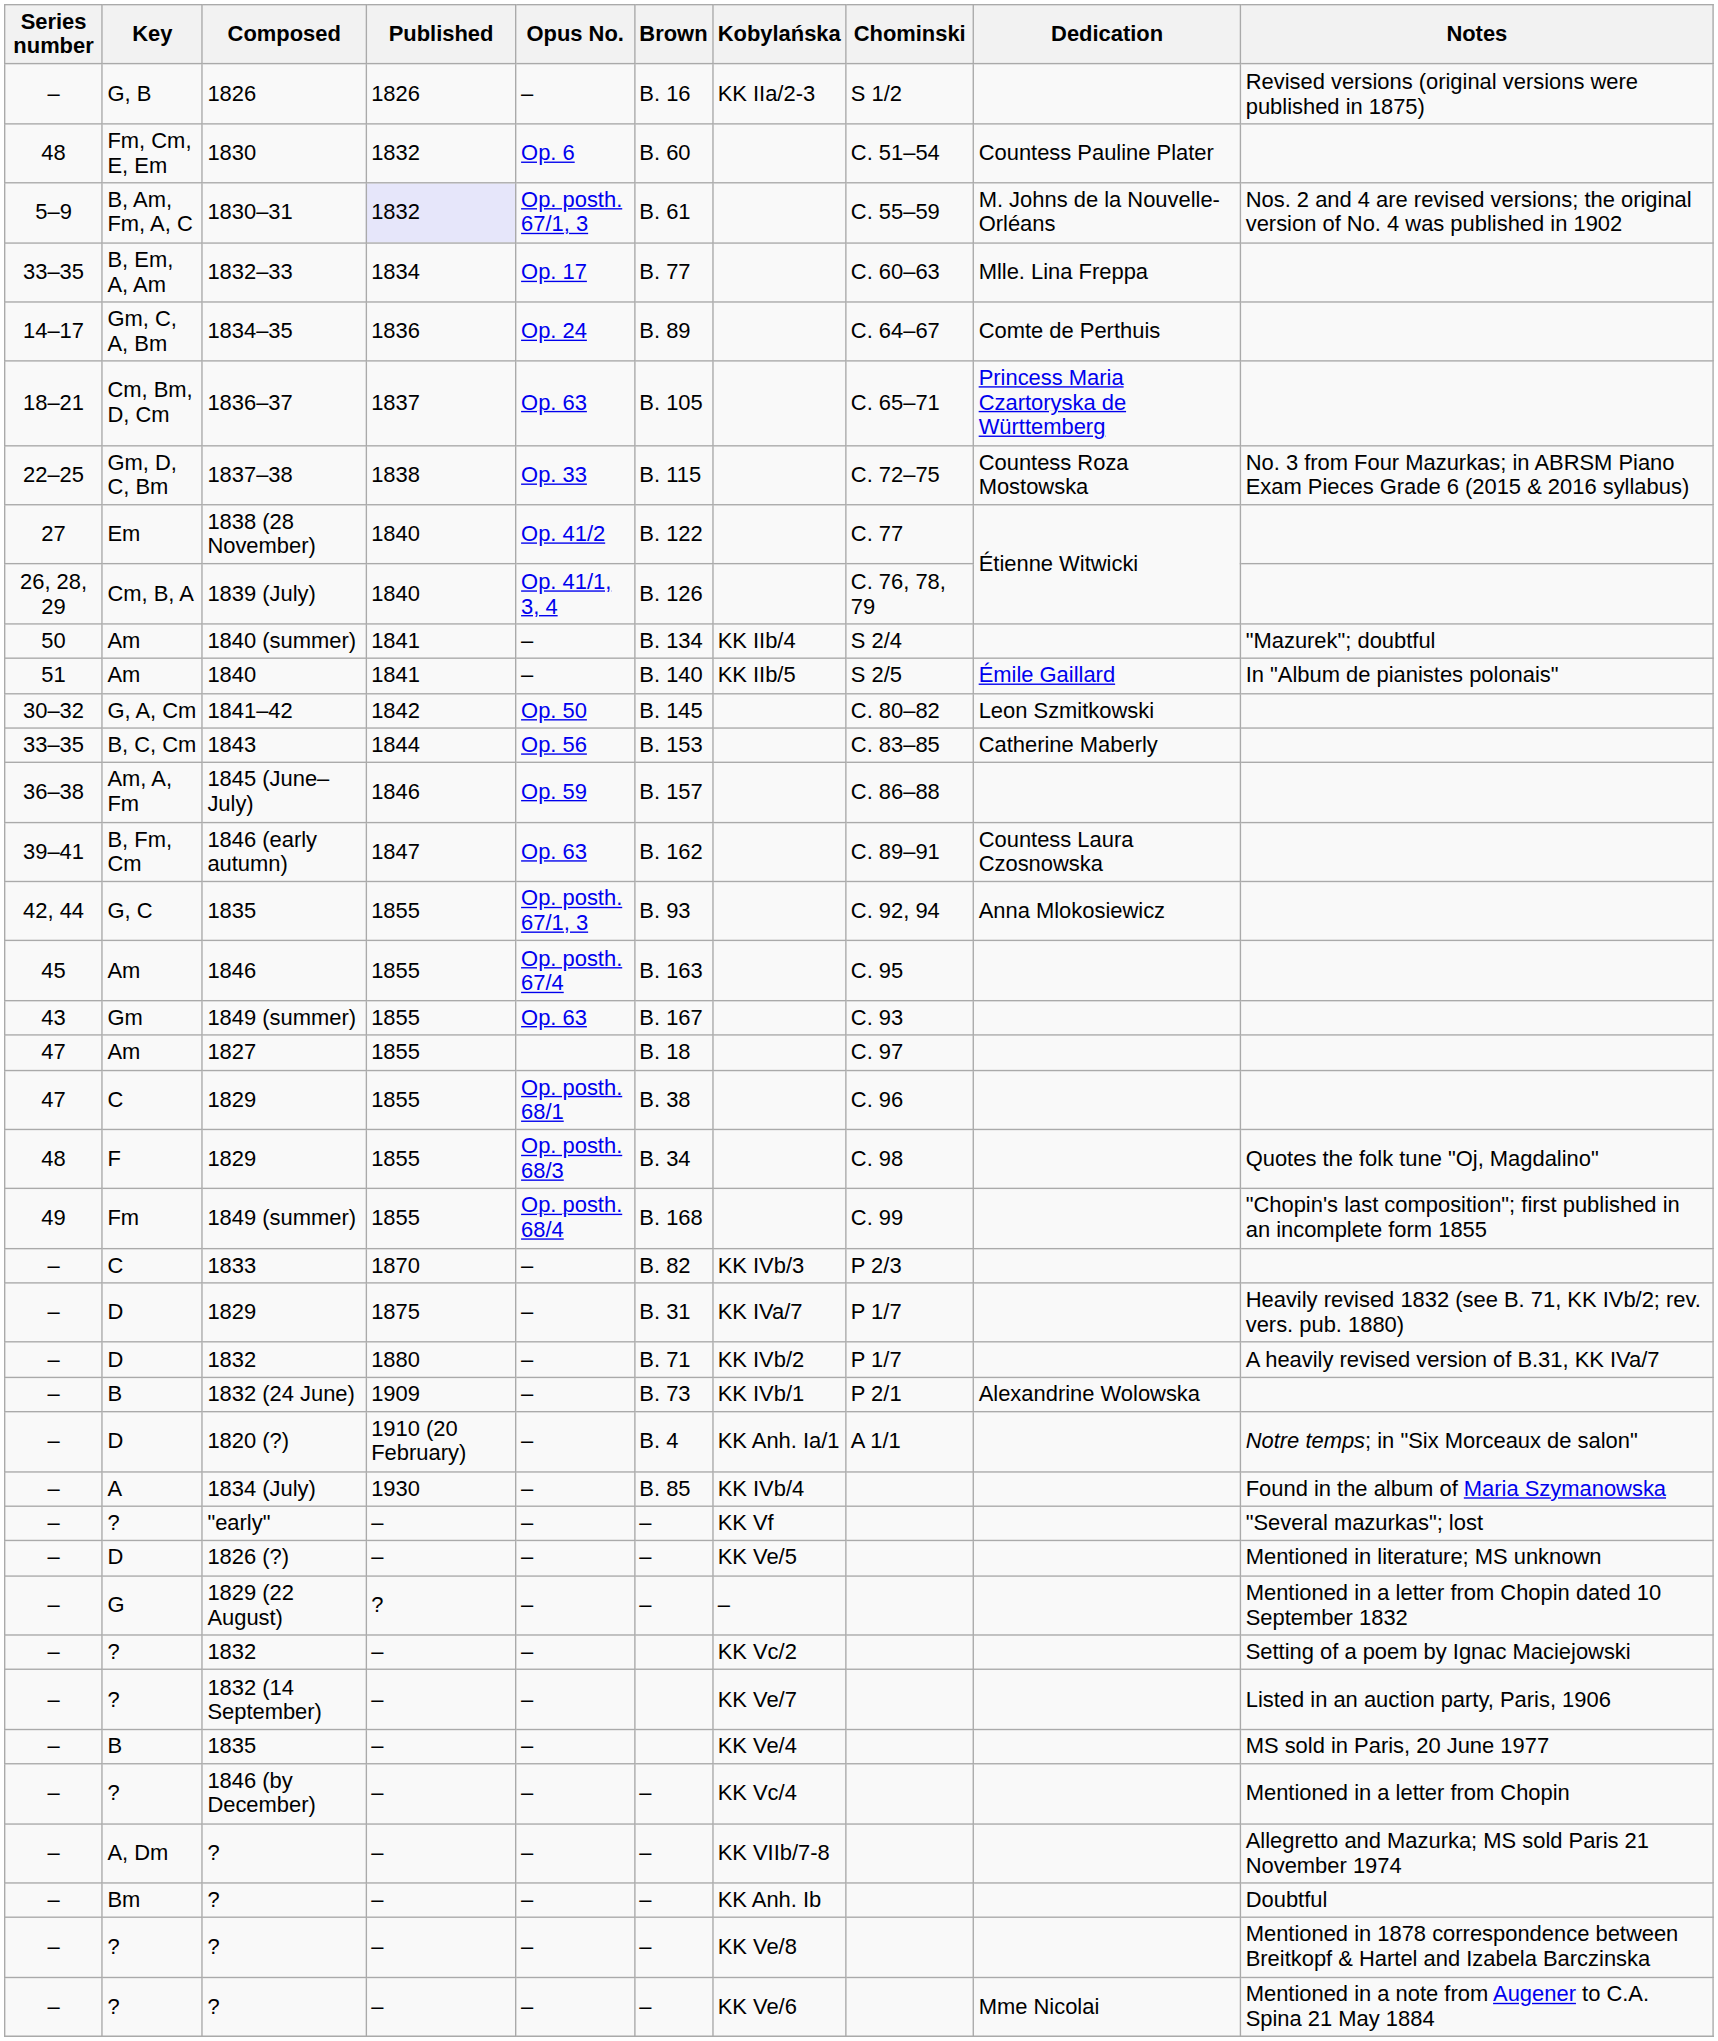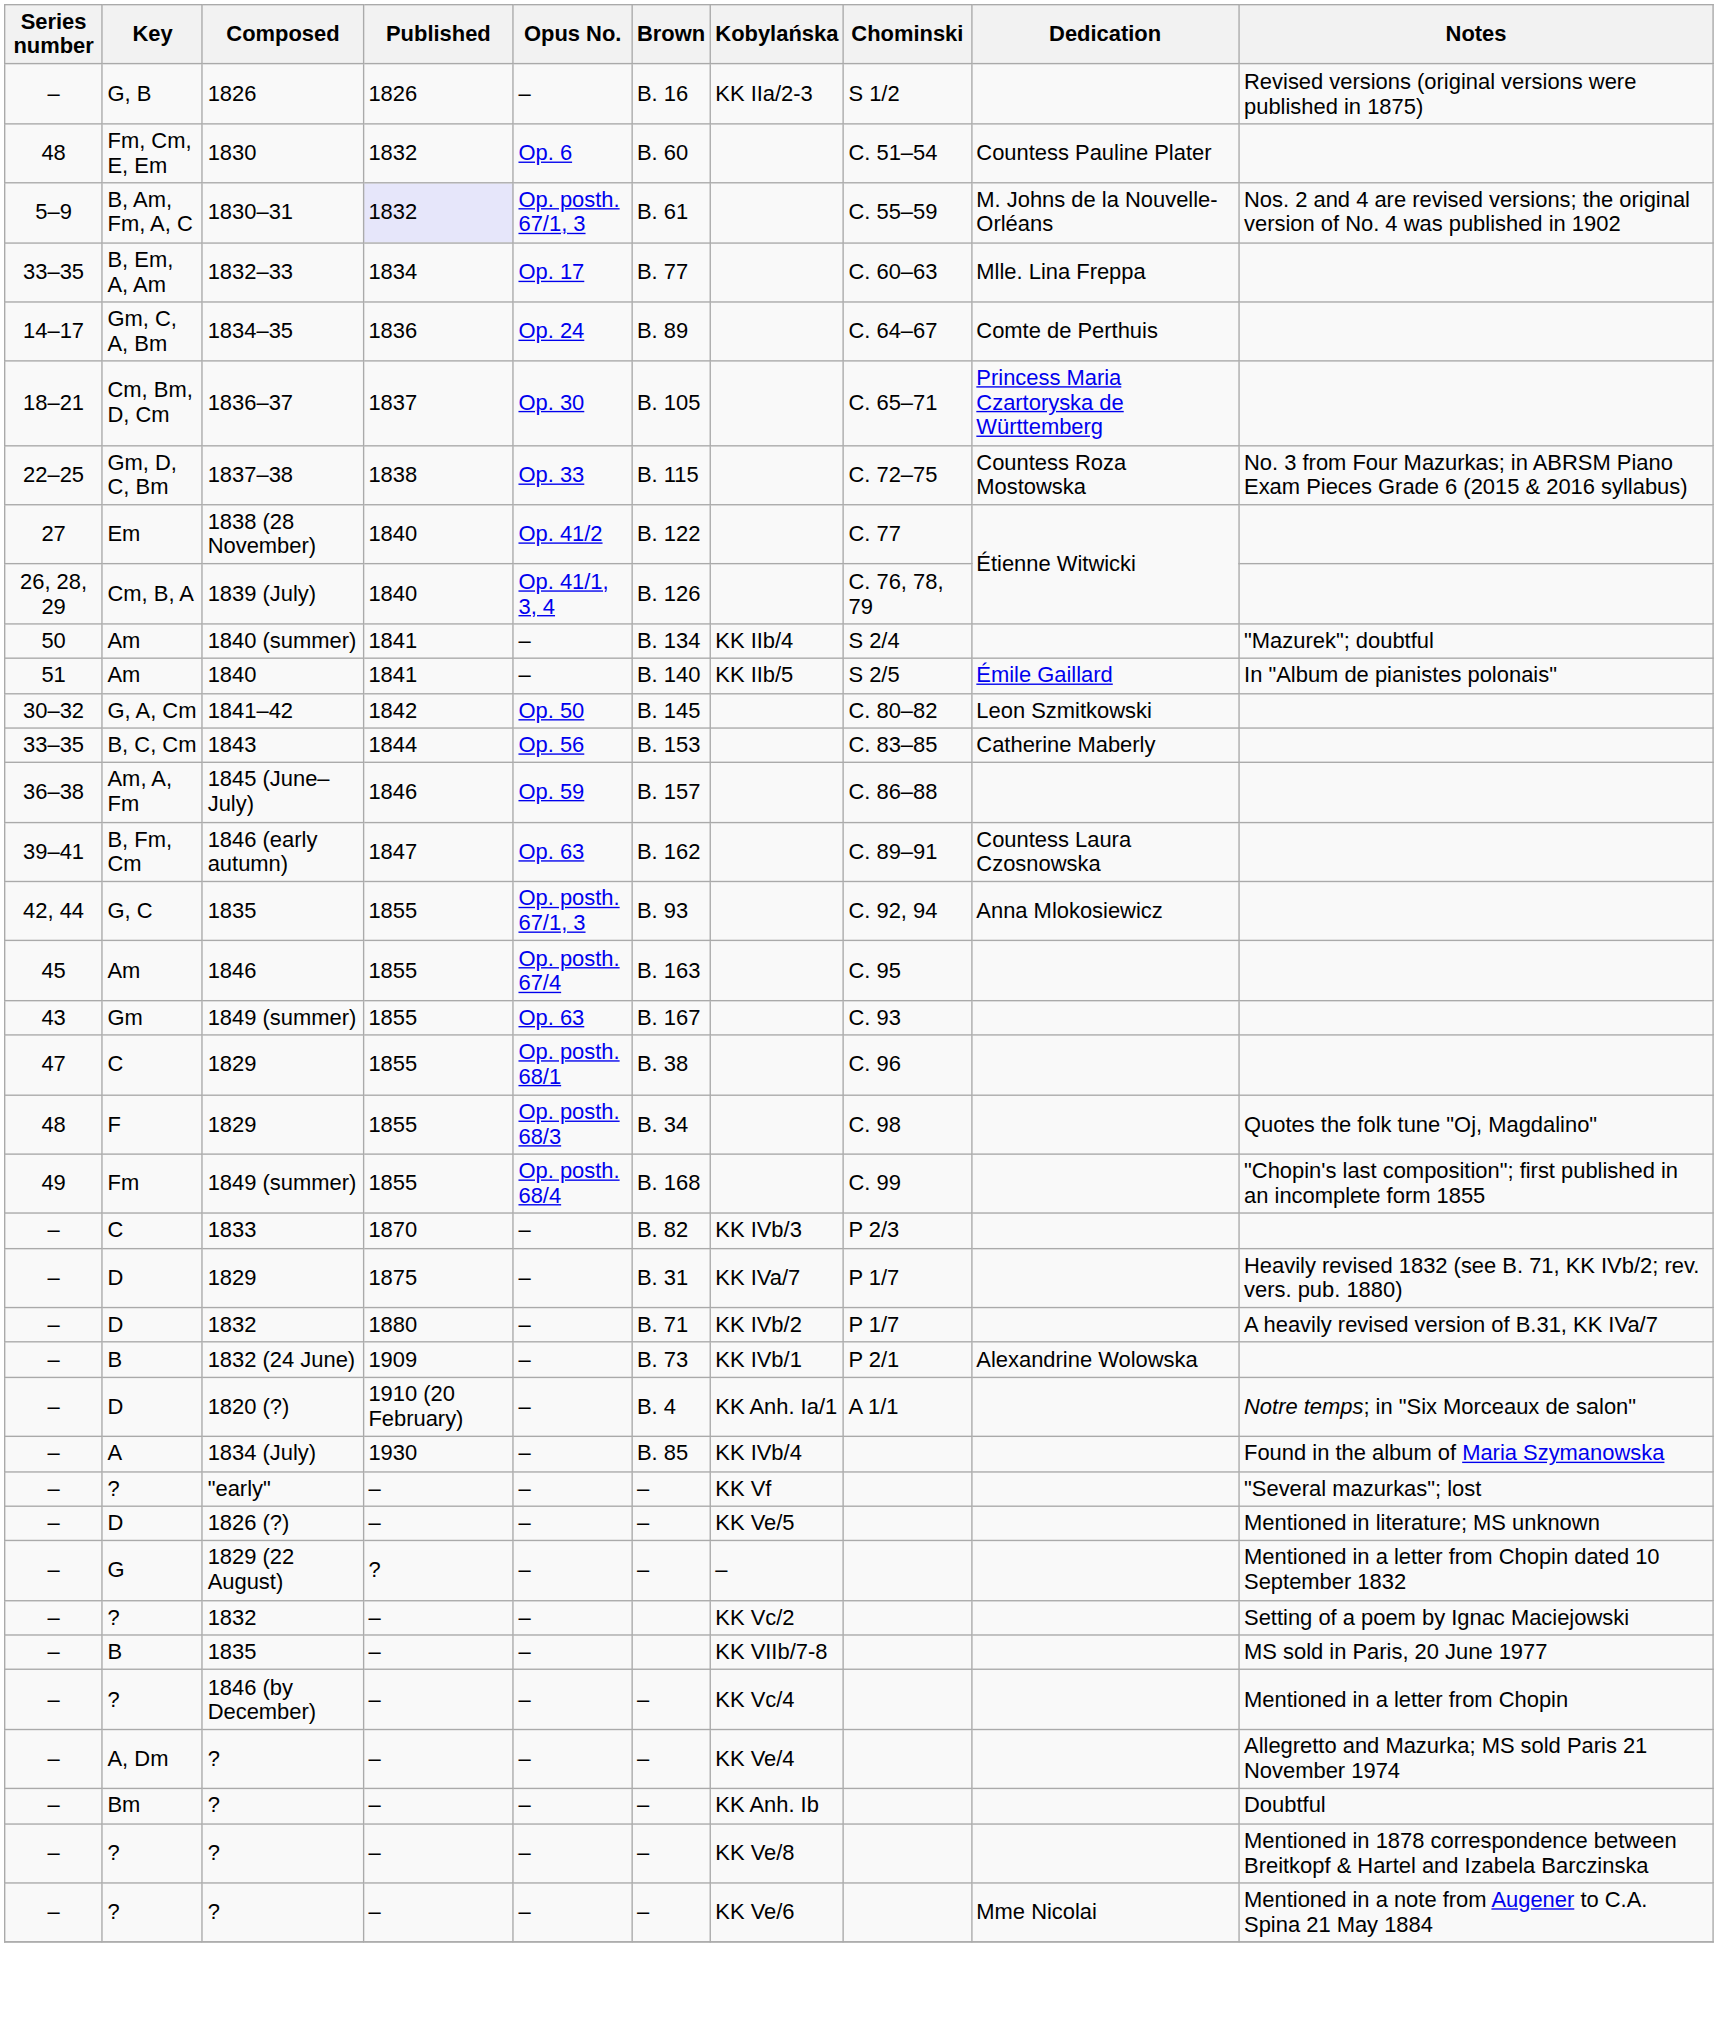(554, 403) Op. 63 -> (551, 403) Op. 30
- row: (124, 1052)
- row: (114, 1699)
(757, 1746) KK Ve/4 -> (771, 1652) KK VIIb/7-8
(774, 1852) KK VIIb/7-8 -> (755, 1758) KK Ve/4
